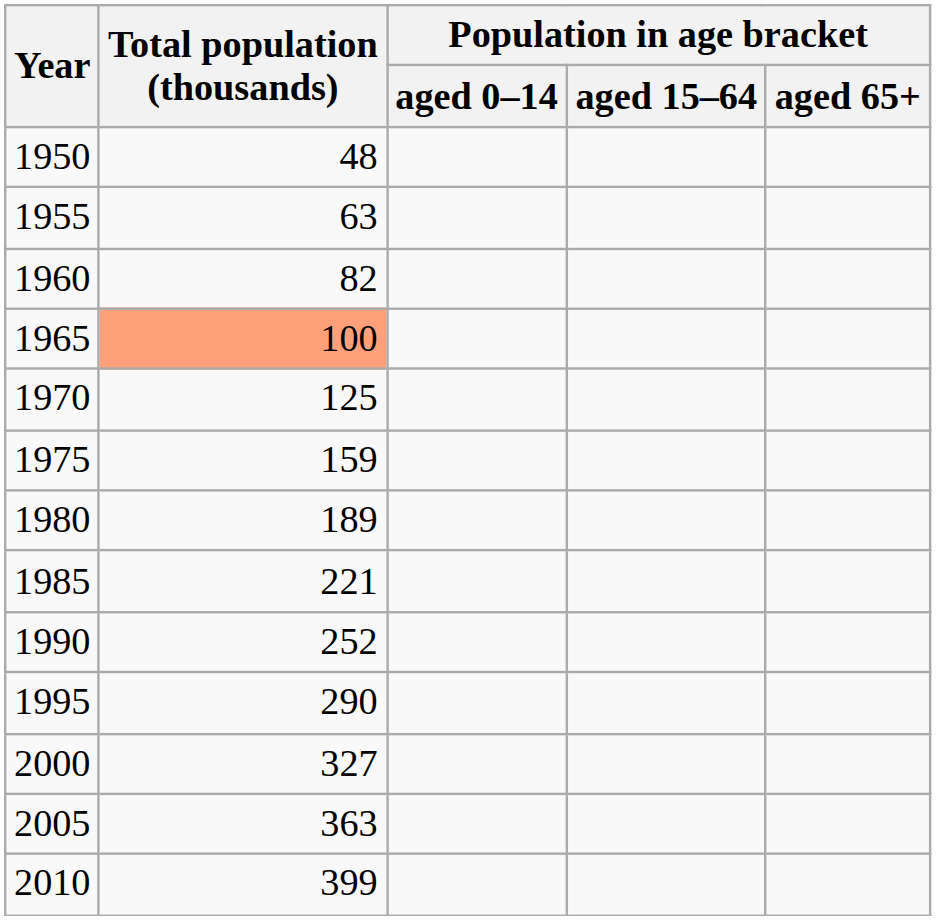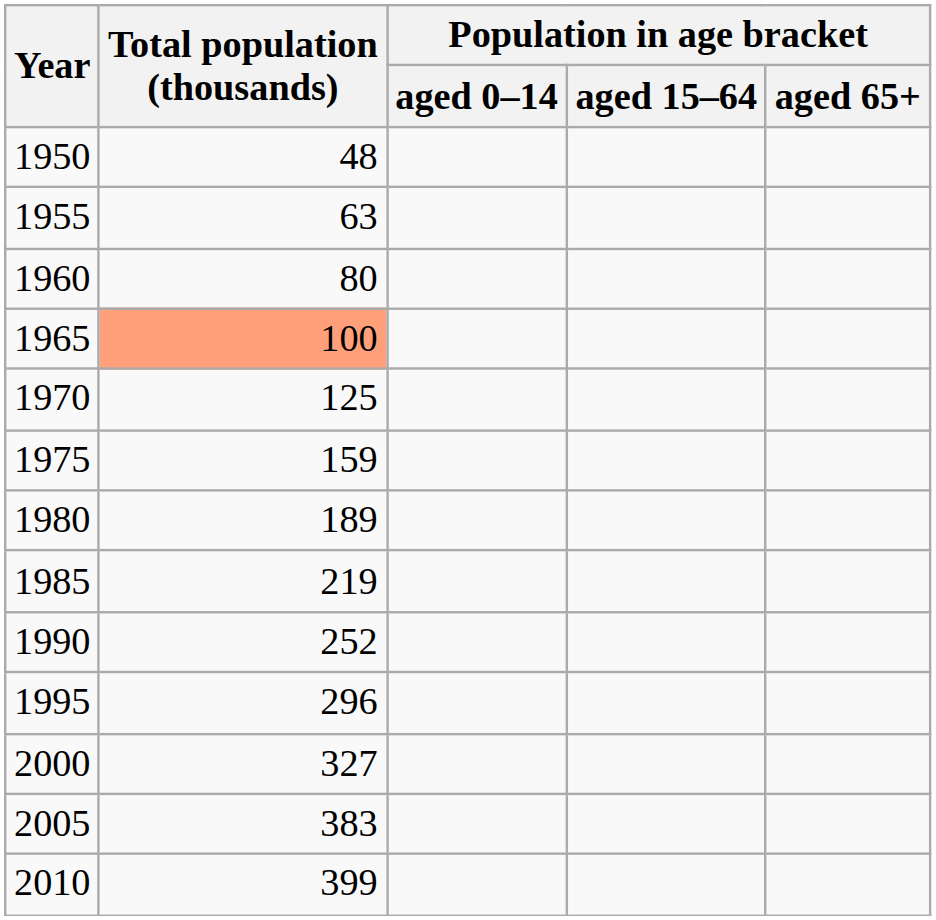(359, 277) 82 -> (359, 277) 80
(349, 580) 221 -> (349, 580) 219
(349, 701) 290 -> (349, 701) 296
(349, 823) 363 -> (349, 823) 383
